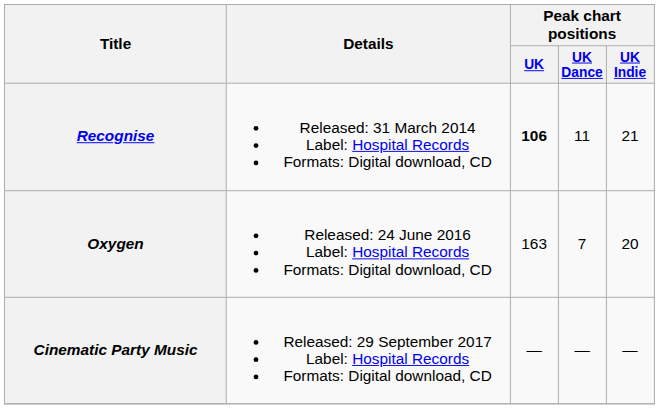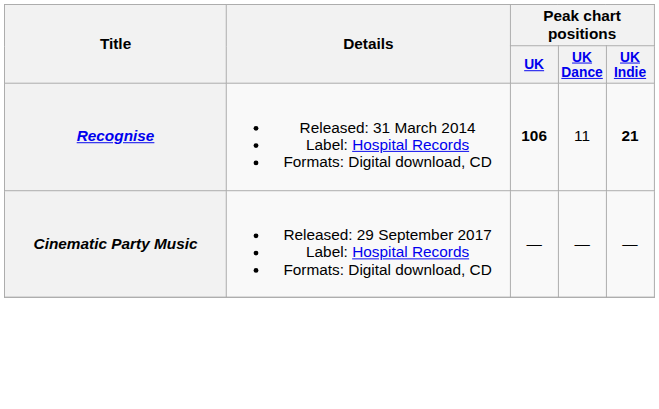(630, 136) normal -> (630, 136) bold
- row: (116, 243)
